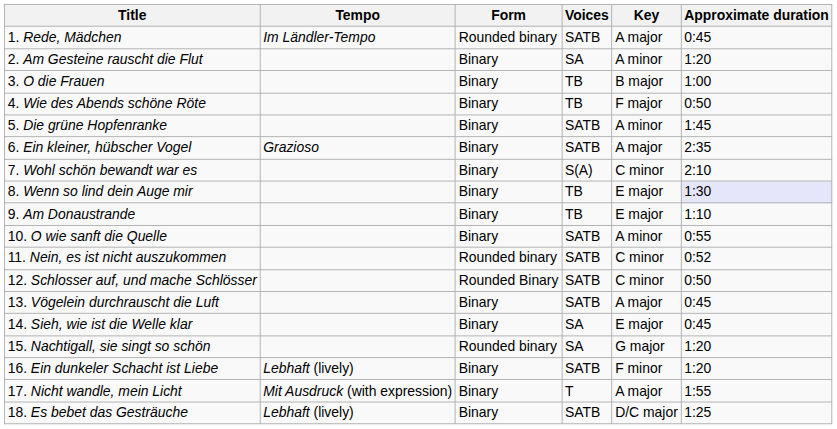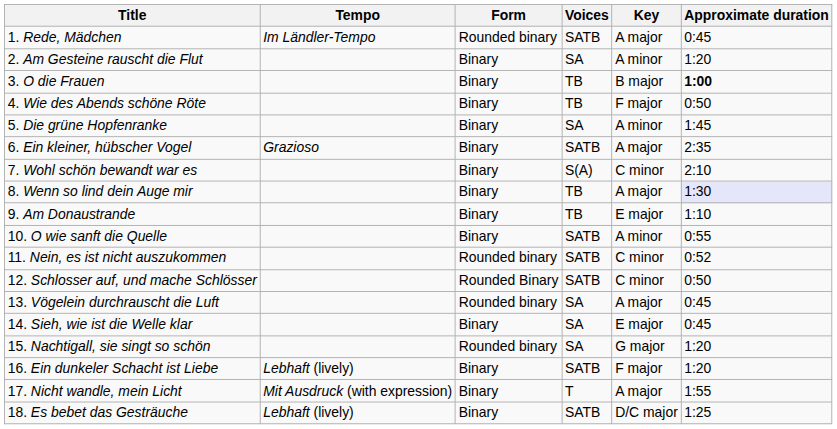(698, 81) normal -> (698, 81) bold
(583, 125) SATB -> (574, 125) SA
(639, 192) E major -> (639, 192) A major
(478, 302) Binary -> (508, 302) Rounded binary
(583, 302) SATB -> (574, 302) SA
(639, 368) F minor -> (639, 368) F major
